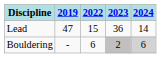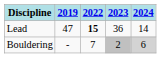(93, 28) normal -> (93, 28) bold
(93, 45) 6 -> (93, 45) 7
